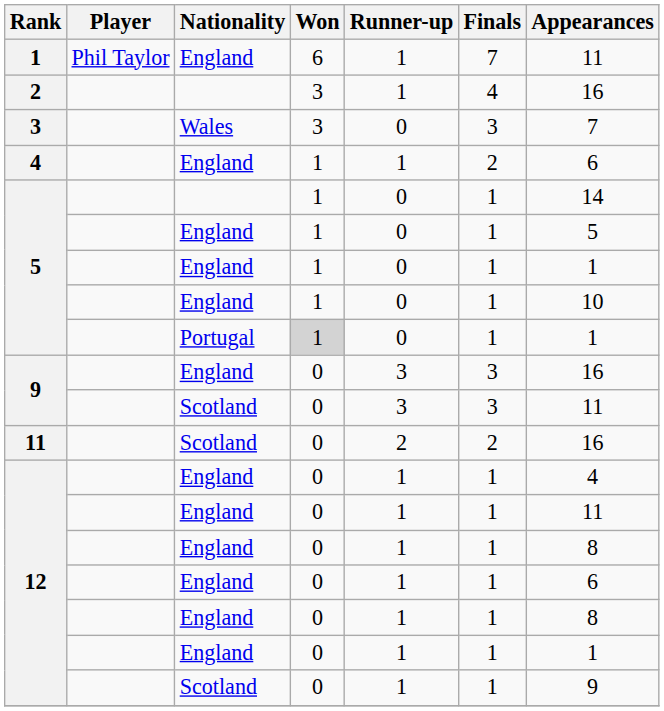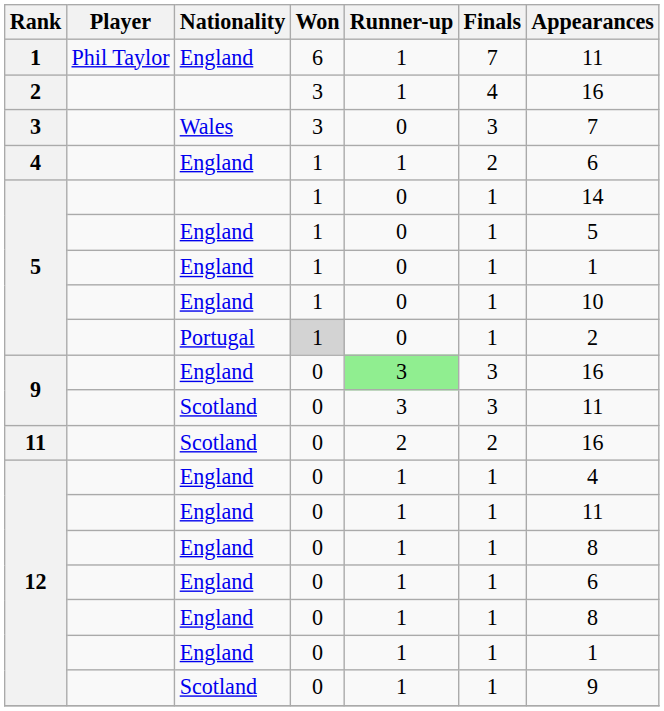(593, 337) 1 -> (593, 337) 2
(401, 372) no background -> (401, 372) lightgreen background
